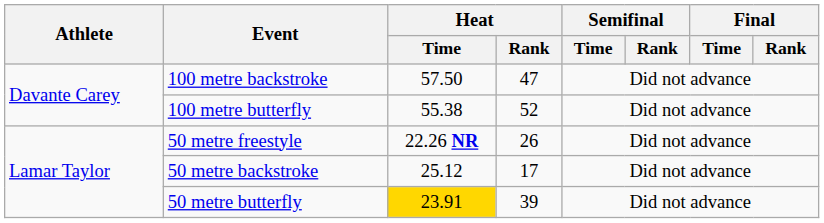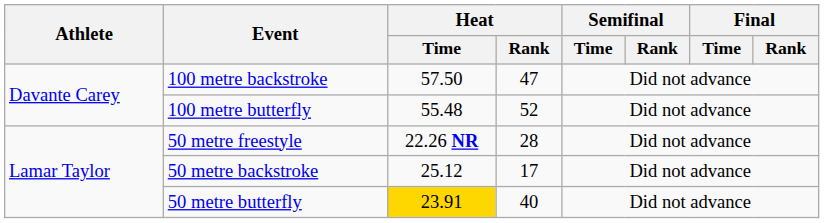(442, 110) 55.38 -> (442, 110) 55.48
(529, 141) 26 -> (529, 141) 28
(529, 202) 39 -> (529, 202) 40
